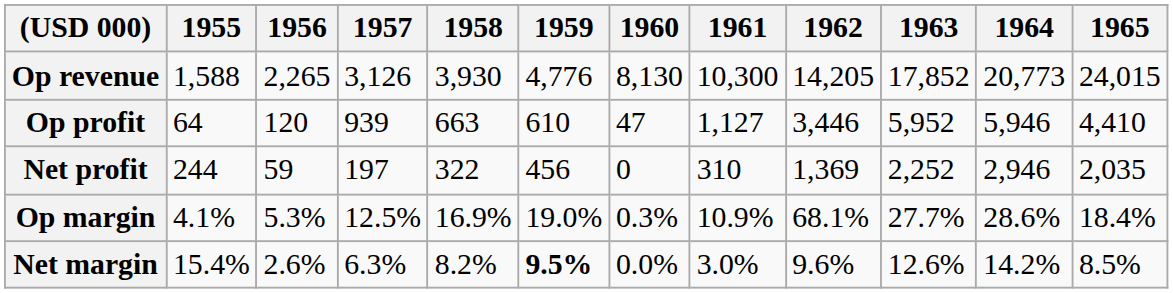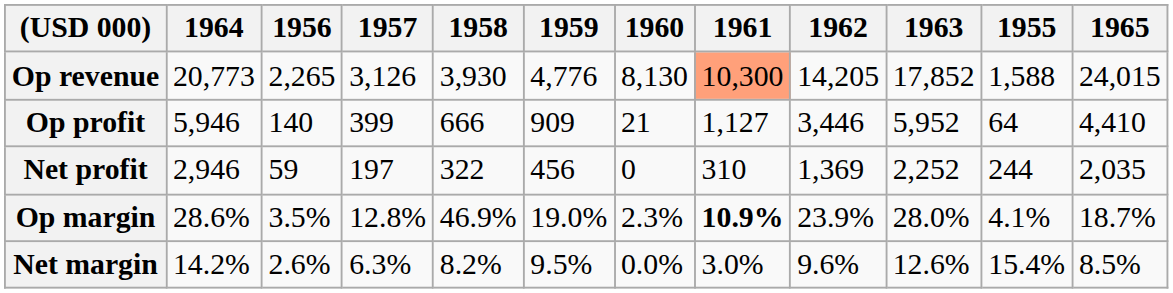columns swapped: (211, 28) <-> (1024, 28)
(738, 75) no background -> (743, 75) lightsalmon background
(286, 122) 120 -> (291, 122) 140
(367, 122) 939 -> (371, 122) 399
(457, 122) 663 -> (462, 122) 666
(548, 122) 610 -> (553, 122) 909
(631, 122) 47 -> (636, 122) 21
(295, 216) 5.3% -> (299, 216) 3.5%
(383, 216) 12.5% -> (388, 216) 12.8%
(473, 216) 16.9% -> (478, 216) 46.9%
(647, 216) 0.3% -> (652, 216) 2.3%
(735, 216) normal -> (743, 216) bold
(831, 216) 68.1% -> (836, 216) 23.9%
(926, 216) 27.7% -> (931, 216) 28.0%
(1117, 216) 18.4% -> (1117, 216) 18.7%
(559, 264) bold -> (561, 264) normal
